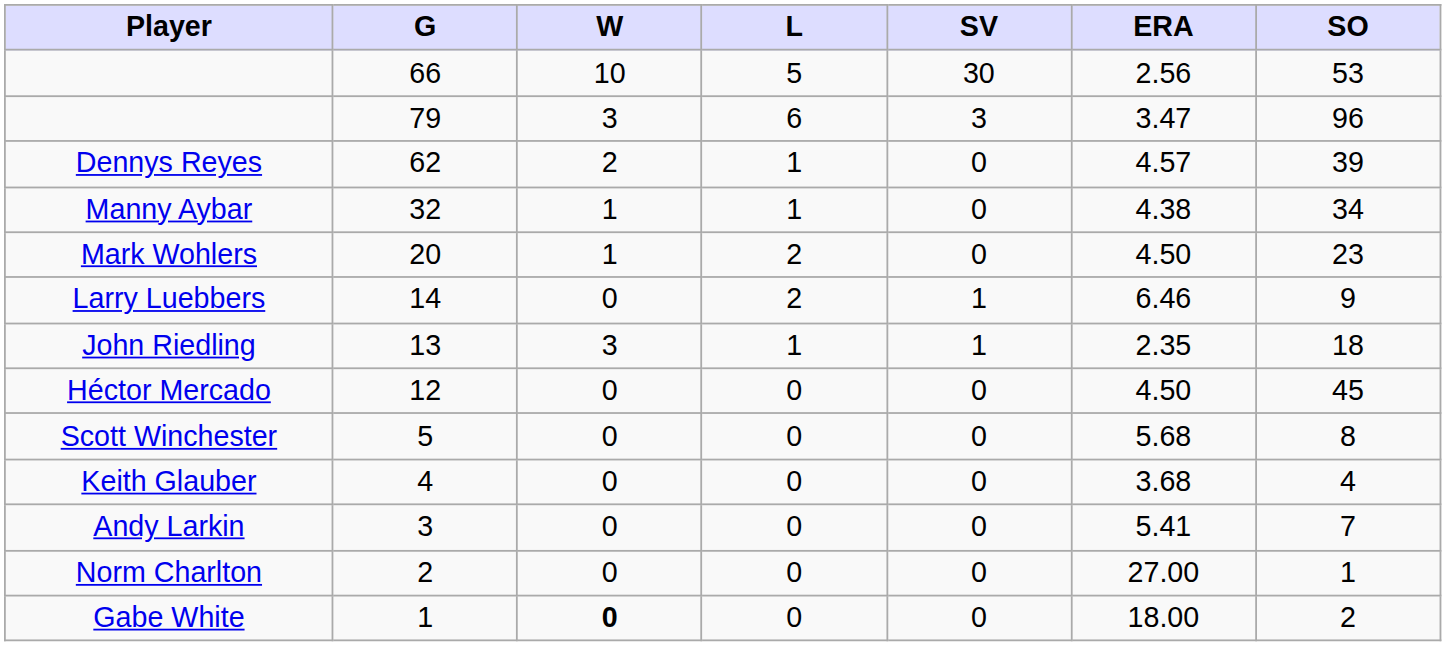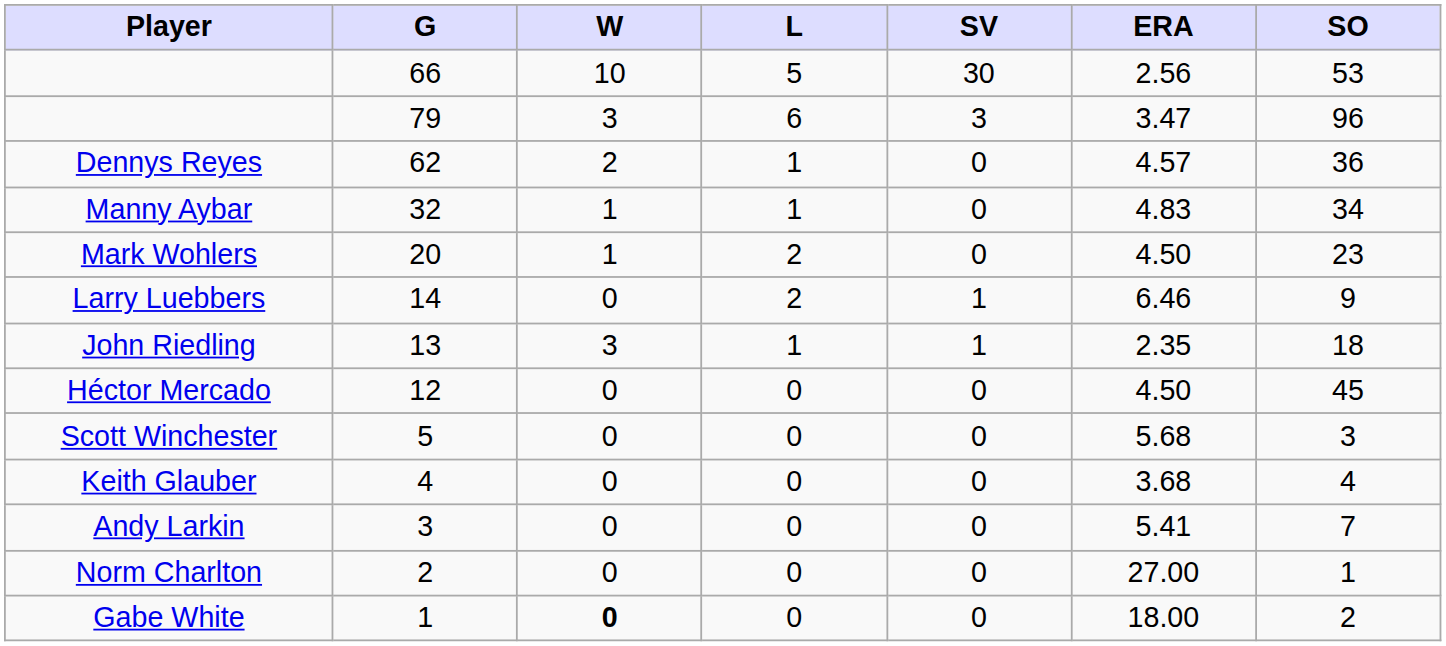(1348, 163) 39 -> (1348, 163) 36
(1163, 208) 4.38 -> (1163, 208) 4.83
(1348, 436) 8 -> (1348, 436) 3
